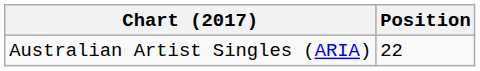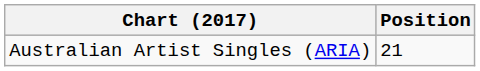(392, 51) 22 -> (392, 51) 21
